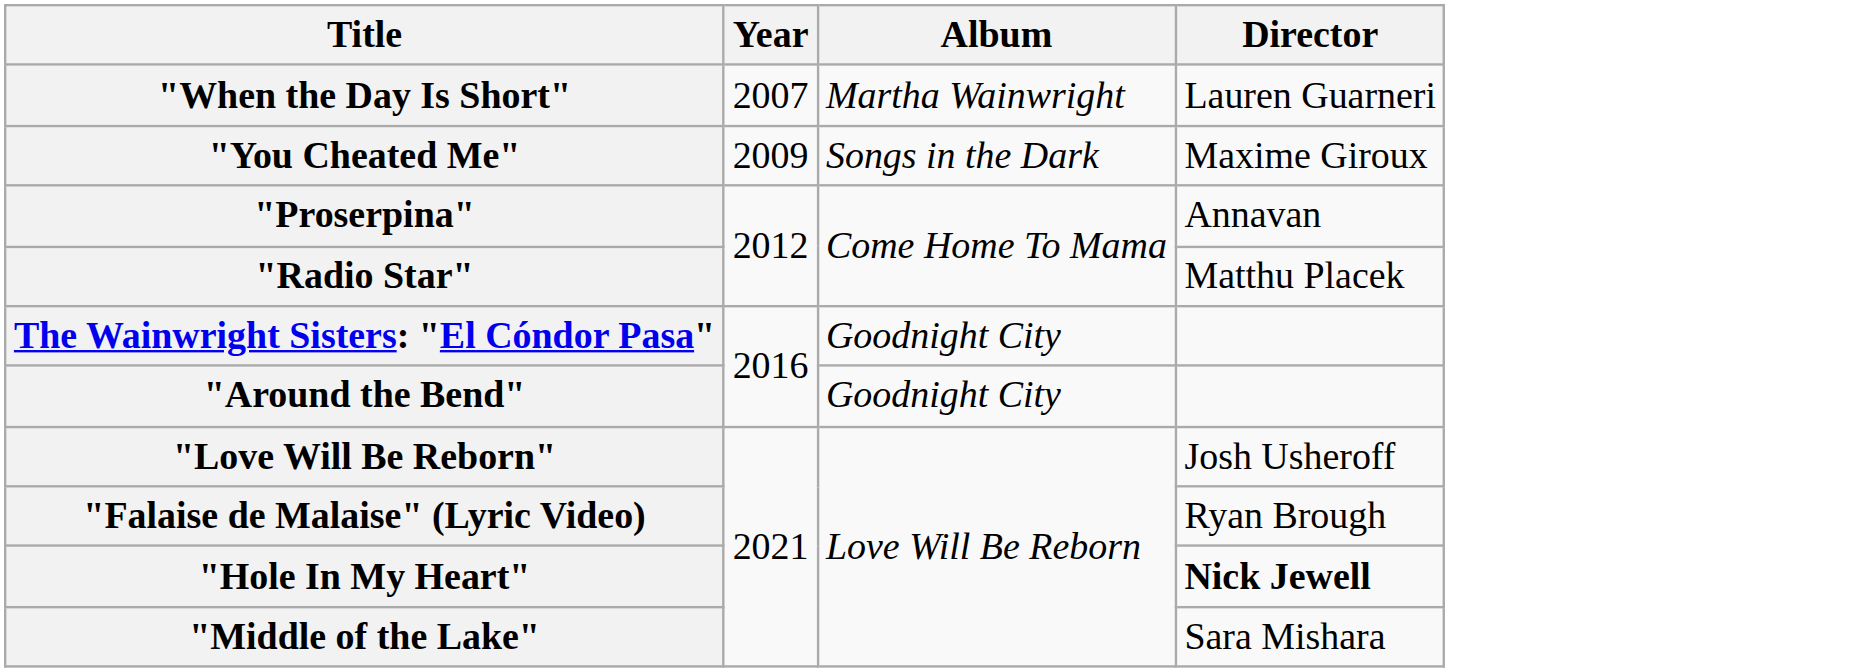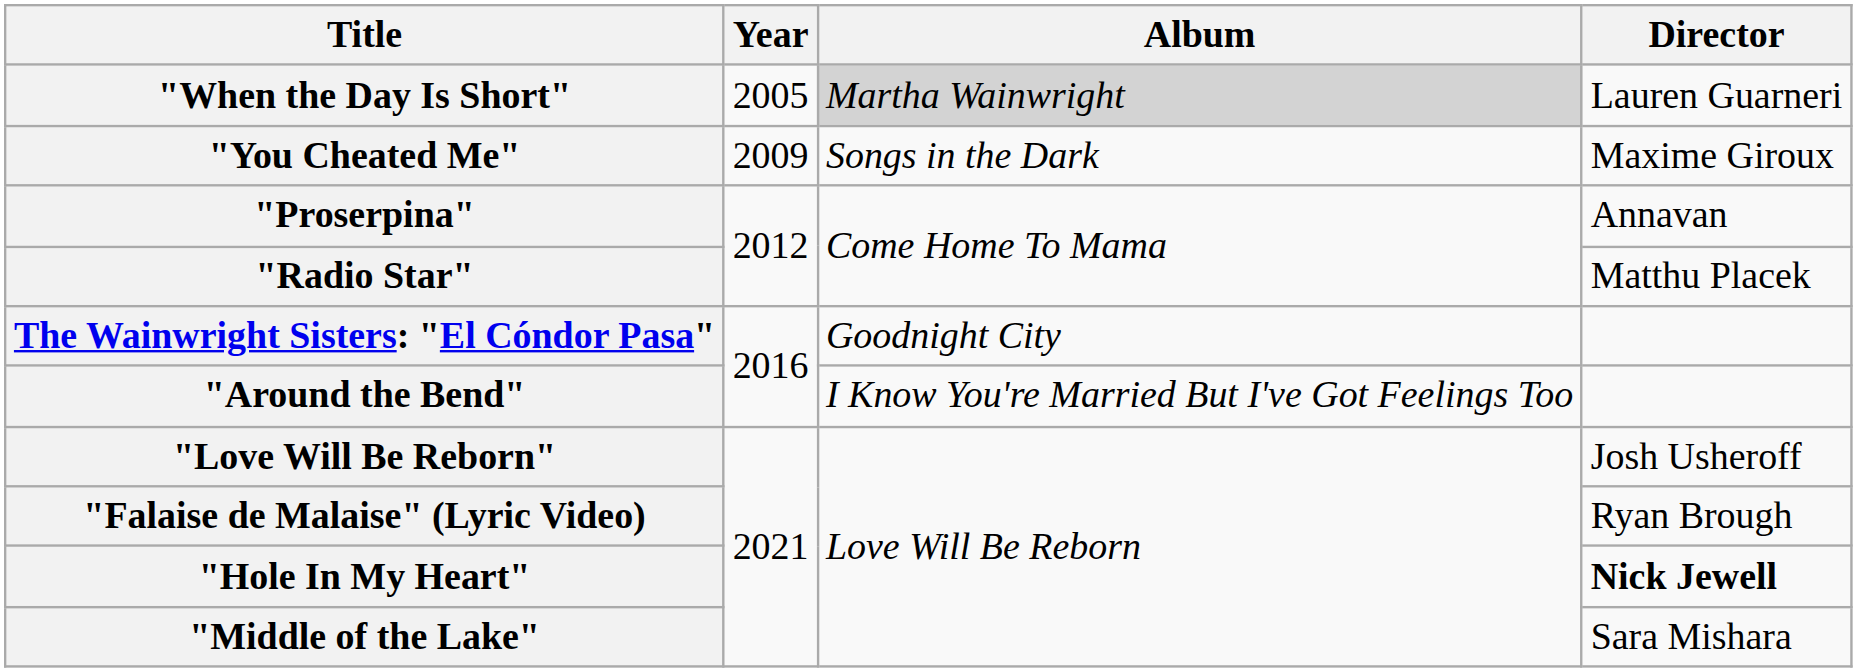(771, 94) 2007 -> (771, 94) 2005
(975, 94) no background -> (975, 94) lightgrey background
(943, 395) Goodnight City -> (1200, 395) I Know You're Married But I've Got Feelings Too
